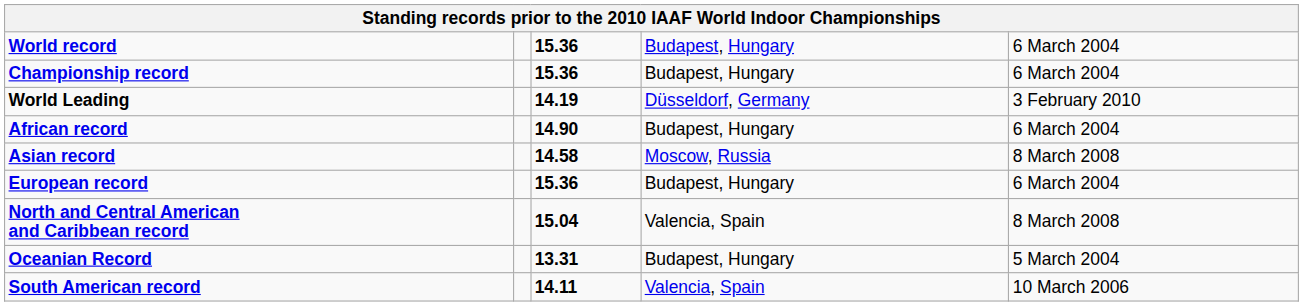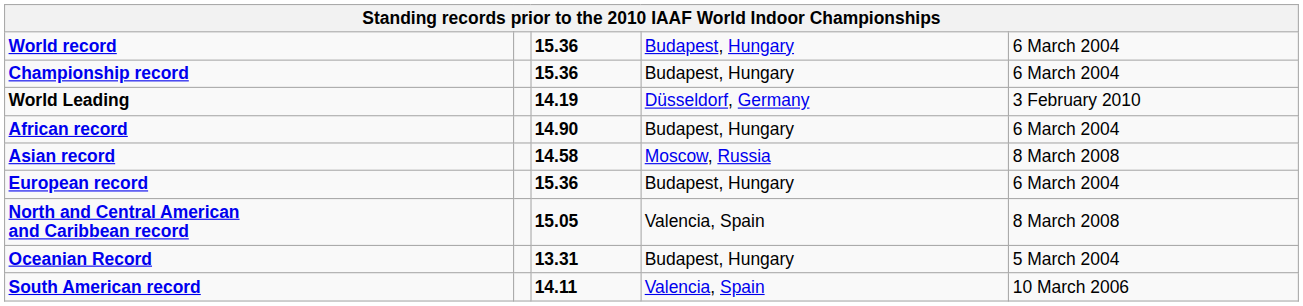(556, 221) 15.04 -> (556, 221) 15.05
